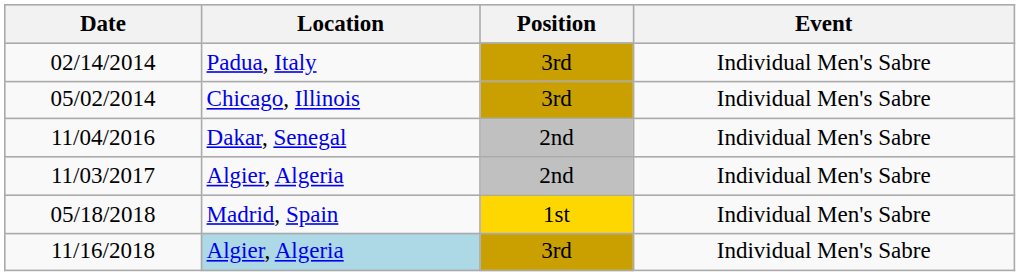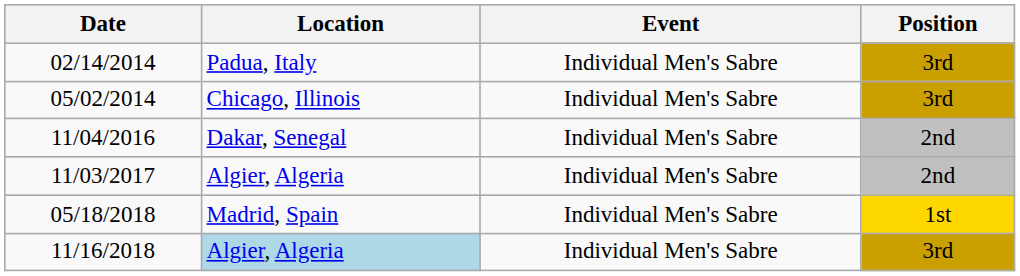columns swapped: (824, 23) <-> (556, 23)
